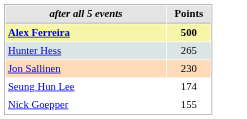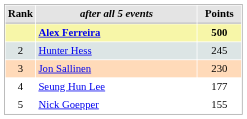+ column: (20, 14)
(189, 50) 265 -> (219, 50) 245
(189, 86) 174 -> (219, 86) 177
